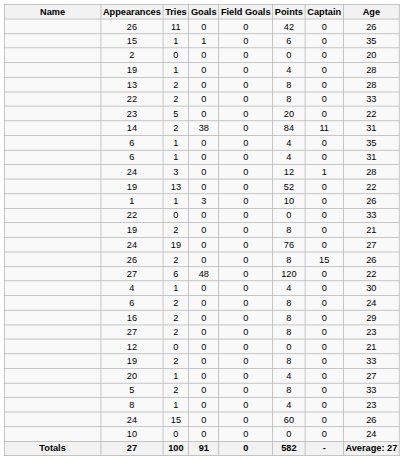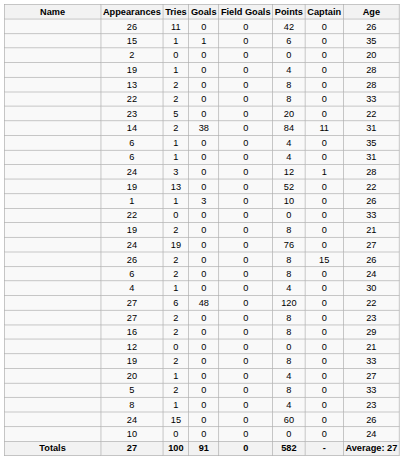rows swapped: (132, 303) <-> (132, 274)
rows swapped: (132, 332) <-> (132, 318)
